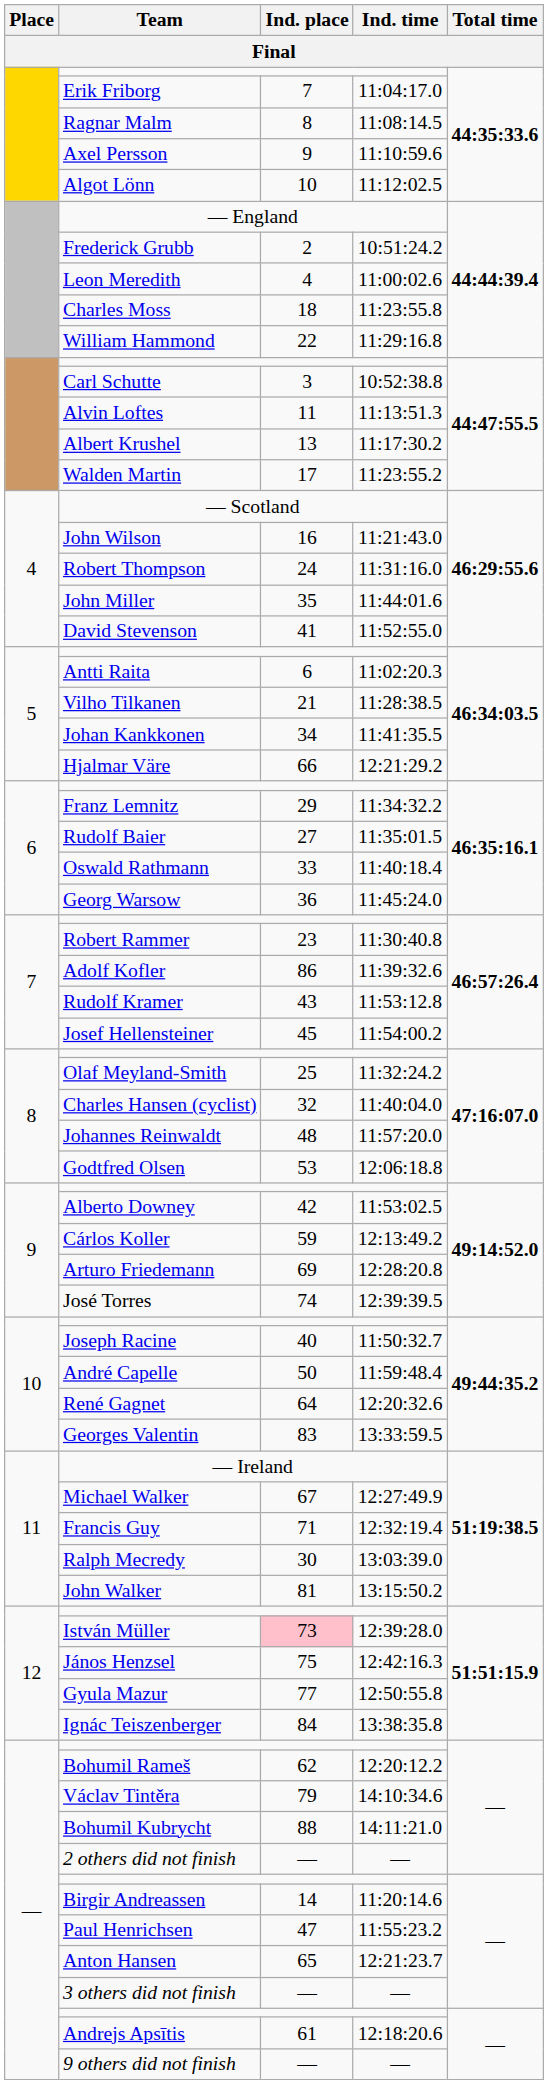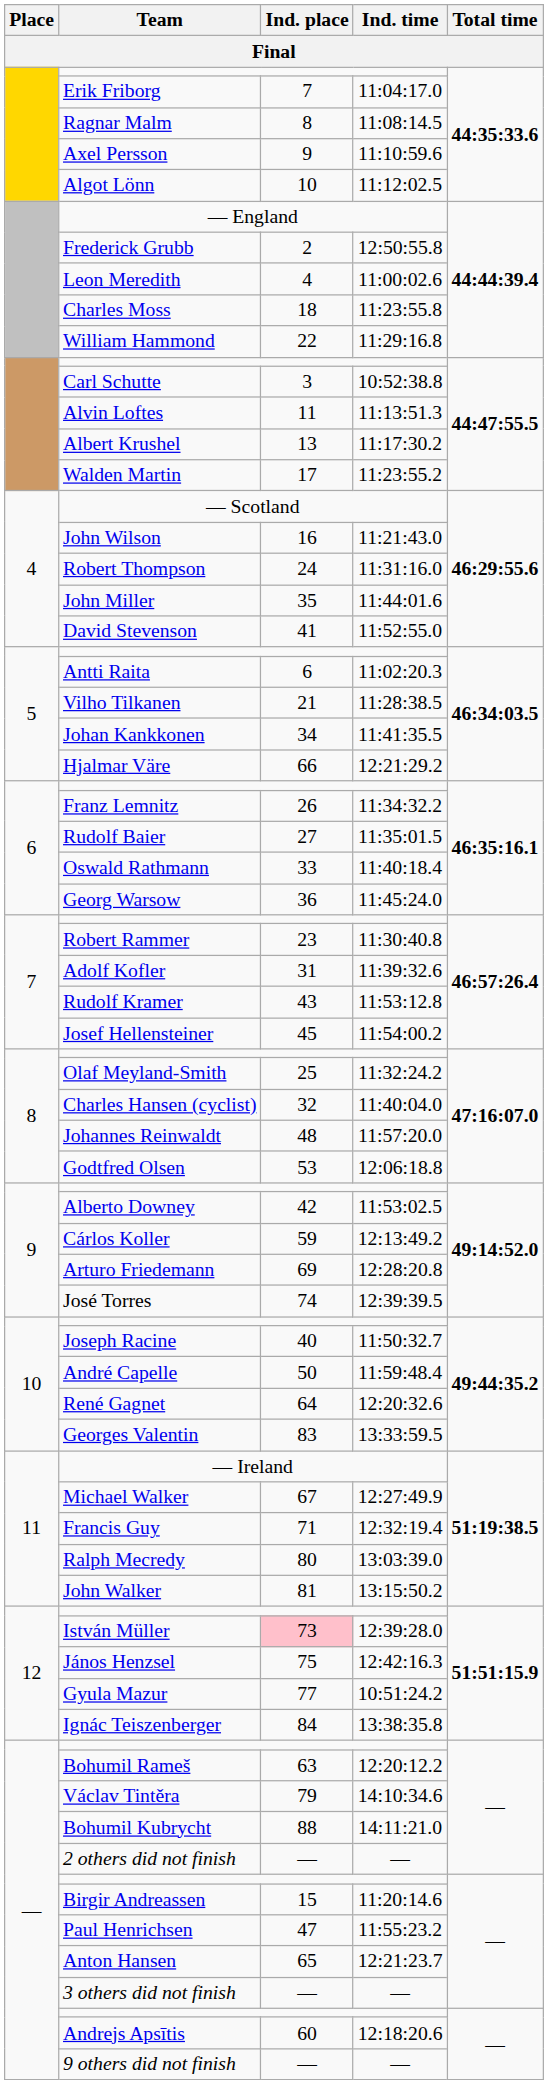(400, 247) 10:51:24.2 -> (400, 247) 12:50:55.8
(307, 805) 29 -> (307, 805) 26
(307, 970) 86 -> (307, 970) 31
(307, 1559) 30 -> (307, 1559) 80
(400, 1693) 12:50:55.8 -> (400, 1693) 10:51:24.2
(307, 1765) 62 -> (307, 1765) 63
(307, 1898) 14 -> (307, 1898) 15
(307, 2032) 61 -> (307, 2032) 60
